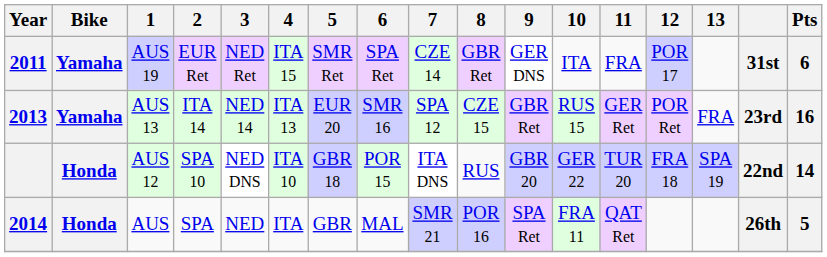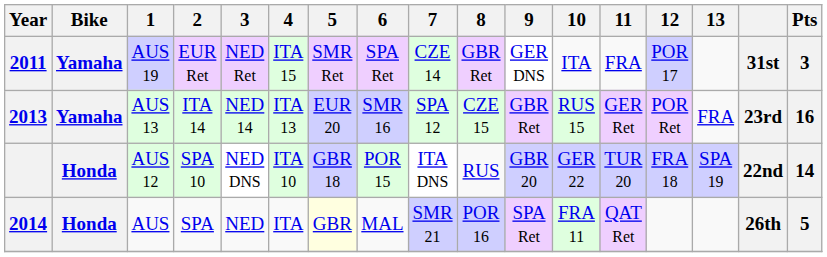(805, 63) 6 -> (805, 63) 3
(332, 224) no background -> (332, 224) lightyellow background
